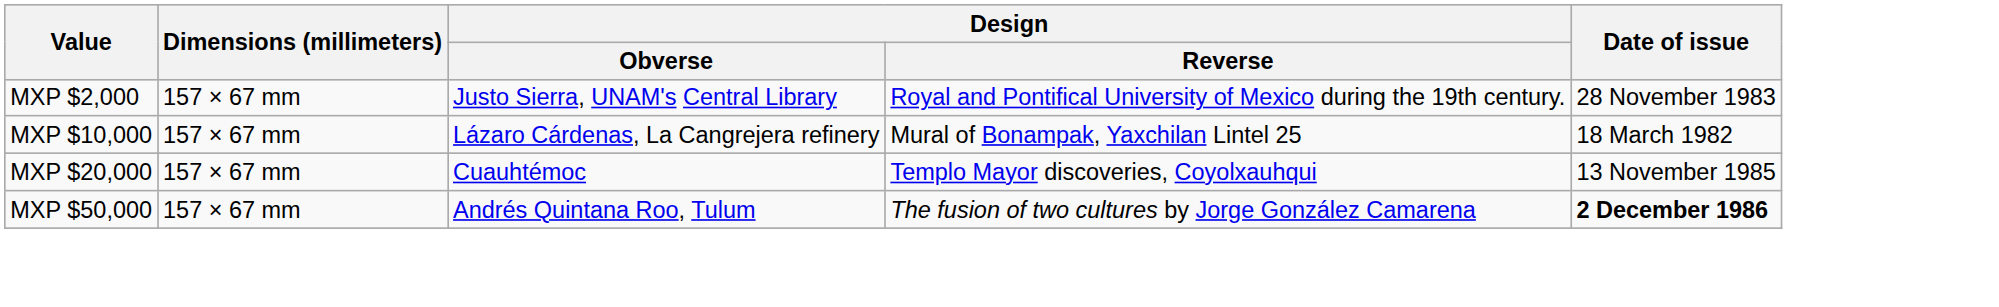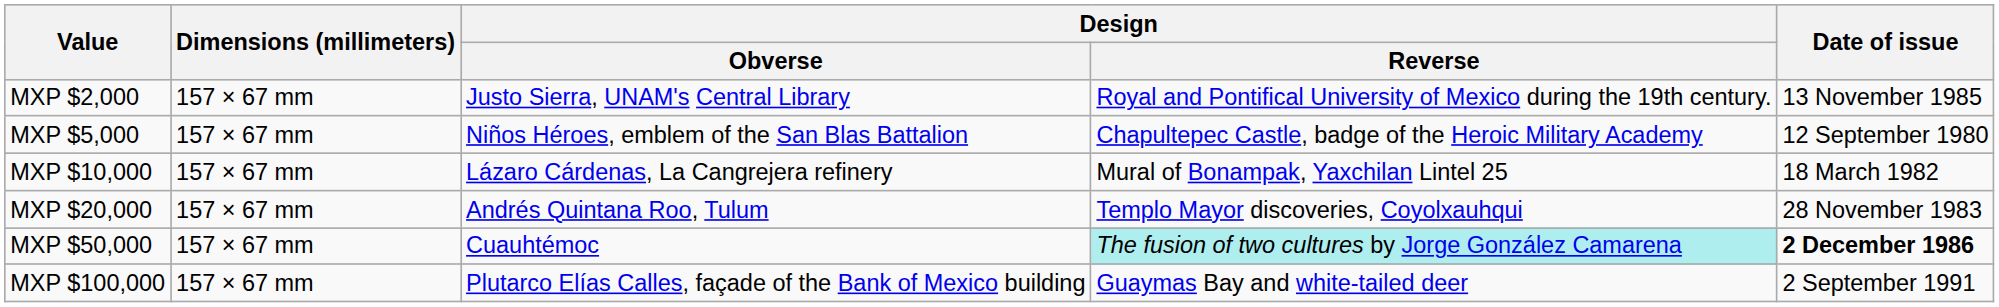(1676, 98) 28 November 1983 -> (1882, 98) 13 November 1985
+ row: (75, 135)
(520, 172) Cuauhtémoc -> (617, 209) Andrés Quintana Roo, Tulum
(1676, 172) 13 November 1985 -> (1882, 209) 28 November 1983
(604, 209) Andrés Quintana Roo, Tulum -> (533, 246) Cuauhtémoc
(1183, 209) no background -> (1389, 246) paleturquoise background
+ row: (88, 283)
